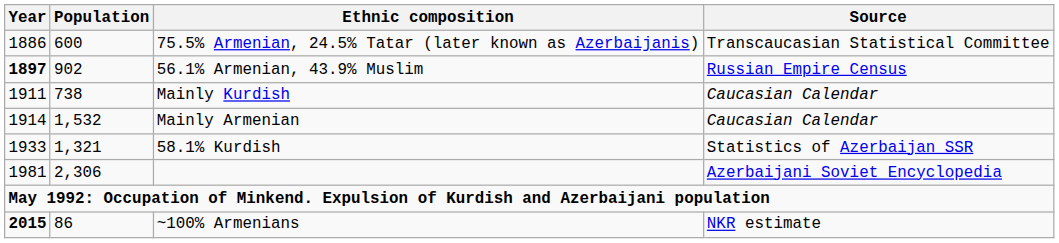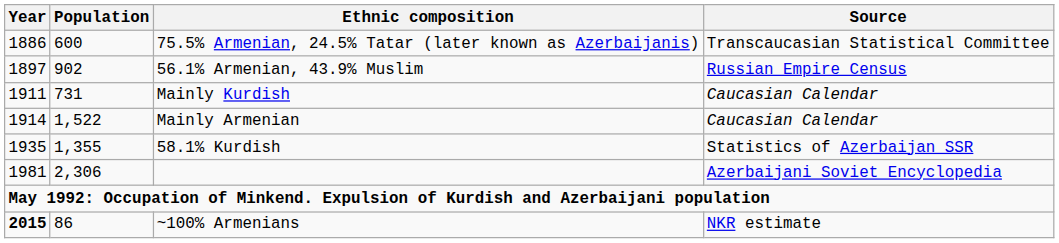(27, 69) bold -> (27, 69) normal
(68, 95) 738 -> (68, 95) 731
(78, 121) 1,532 -> (78, 121) 1,522
(27, 147) 1933 -> (27, 147) 1935
(78, 147) 1,321 -> (78, 147) 1,355
